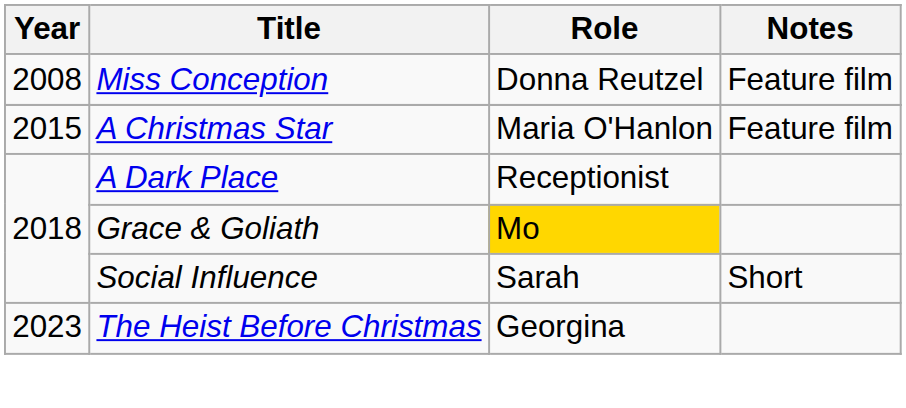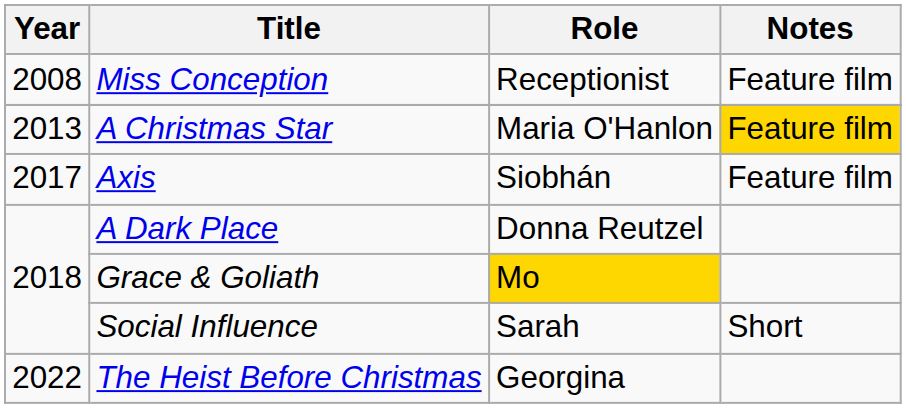(600, 79) Donna Reutzel -> (582, 79) Receptionist
(47, 128) 2015 -> (47, 128) 2013
(810, 128) no background -> (810, 128) gold background
+ row: (126, 178)
(582, 178) Receptionist -> (600, 228) Donna Reutzel
(47, 327) 2023 -> (47, 377) 2022
